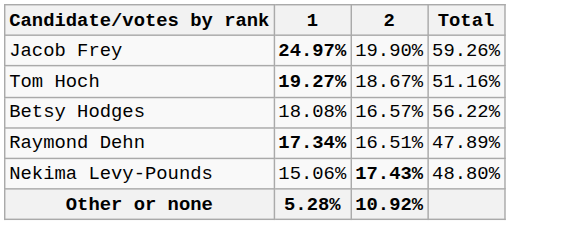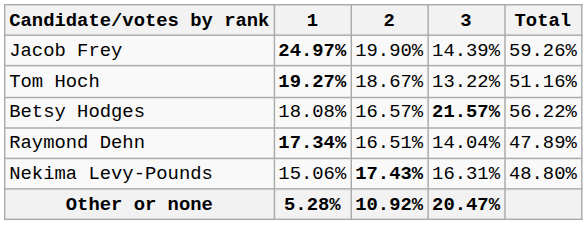+ column: (466, 20)
